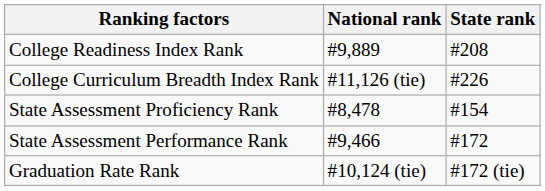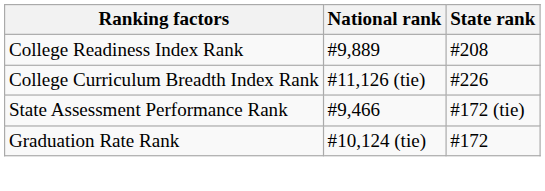- row: (144, 110)
(469, 140) #172 -> (487, 110) #172 (tie)
(487, 170) #172 (tie) -> (469, 140) #172
